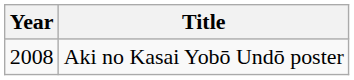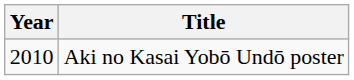(32, 56) 2008 -> (32, 56) 2010
